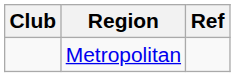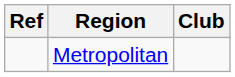columns swapped: (33, 21) <-> (208, 21)
